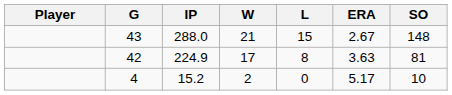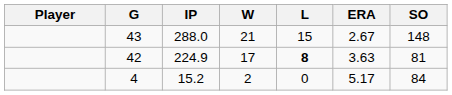(305, 57) normal -> (305, 57) bold
(419, 79) 10 -> (419, 79) 84
